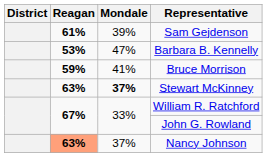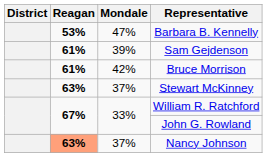rows swapped: (206, 50) <-> (206, 32)
(74, 69) 59% -> (74, 69) 61%
(124, 69) 41% -> (124, 69) 42%
(124, 87) bold -> (124, 87) normal
